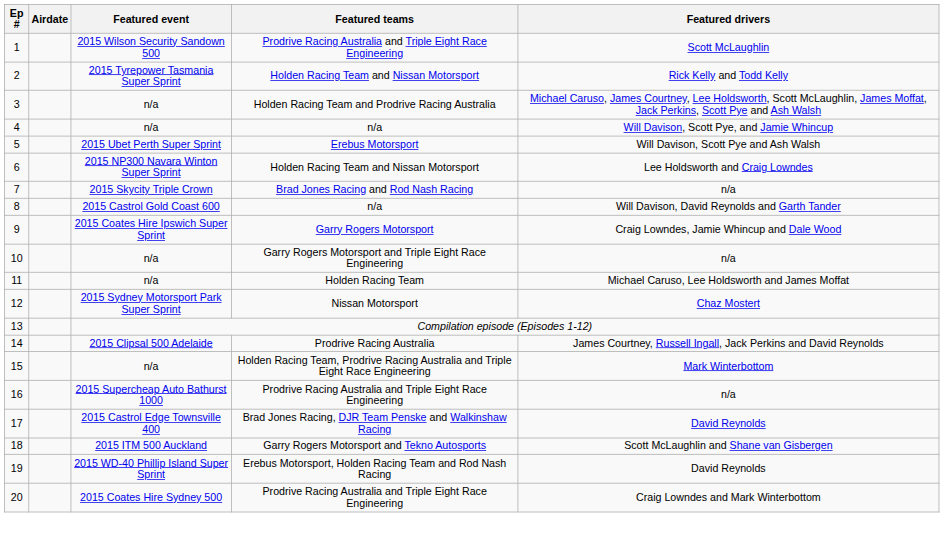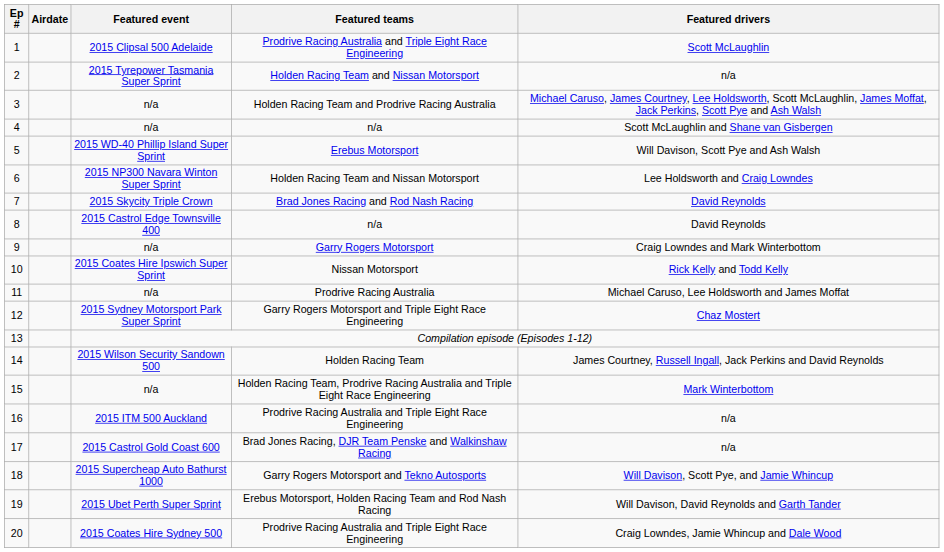(151, 48) 2015 Wilson Security Sandown 500 -> (151, 48) 2015 Clipsal 500 Adelaide
(728, 76) Rick Kelly and Todd Kelly -> (728, 76) n/a
(728, 128) Will Davison, Scott Pye, and Jamie Whincup -> (728, 128) Scott McLaughlin and Shane van Gisbergen
(151, 145) 2015 Ubet Perth Super Sprint -> (151, 151) 2015 WD-40 Phillip Island Super Sprint
(728, 190) n/a -> (728, 202) David Reynolds
(151, 207) 2015 Castrol Gold Coast 600 -> (151, 225) 2015 Castrol Edge Townsville 400
(728, 207) Will Davison, David Reynolds and Garth Tander -> (728, 225) David Reynolds
(151, 230) 2015 Coates Hire Ipswich Super Sprint -> (151, 248) n/a
(728, 230) Craig Lowndes, Jamie Whincup and Dale Wood -> (728, 248) Craig Lowndes and Mark Winterbottom
(151, 258) n/a -> (151, 270) 2015 Coates Hire Ipswich Super Sprint
(375, 258) Garry Rogers Motorsport and Triple Eight Race Engineering -> (375, 270) Nissan Motorsport
(728, 258) n/a -> (728, 270) Rick Kelly and Todd Kelly
(375, 281) Holden Racing Team -> (375, 293) Prodrive Racing Australia
(375, 304) Nissan Motorsport -> (375, 316) Garry Rogers Motorsport and Triple Eight Race Engineering
(151, 344) 2015 Clipsal 500 Adelaide -> (151, 361) 2015 Wilson Security Sandown 500
(375, 344) Prodrive Racing Australia -> (375, 361) Holden Racing Team
(151, 395) 2015 Supercheap Auto Bathurst 1000 -> (151, 419) 2015 ITM 500 Auckland
(151, 424) 2015 Castrol Edge Townsville 400 -> (151, 447) 2015 Castrol Gold Coast 600
(728, 424) David Reynolds -> (728, 447) n/a
(151, 446) 2015 ITM 500 Auckland -> (151, 476) 2015 Supercheap Auto Bathurst 1000
(728, 446) Scott McLaughlin and Shane van Gisbergen -> (728, 476) Will Davison, Scott Pye, and Jamie Whincup
(151, 469) 2015 WD-40 Phillip Island Super Sprint -> (151, 505) 2015 Ubet Perth Super Sprint
(728, 469) David Reynolds -> (728, 505) Will Davison, David Reynolds and Garth Tander
(728, 498) Craig Lowndes and Mark Winterbottom -> (728, 533) Craig Lowndes, Jamie Whincup and Dale Wood
